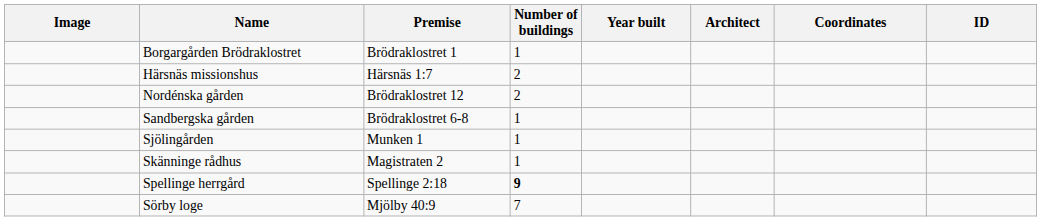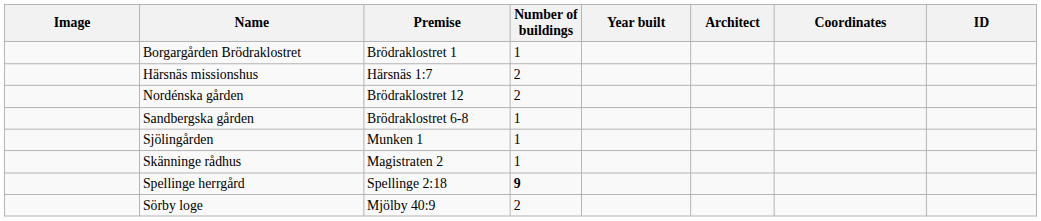(517, 205) 7 -> (517, 205) 2
